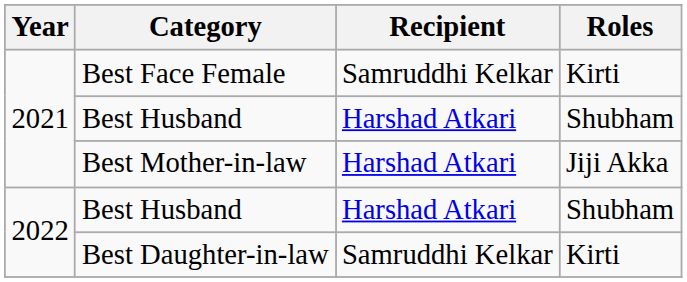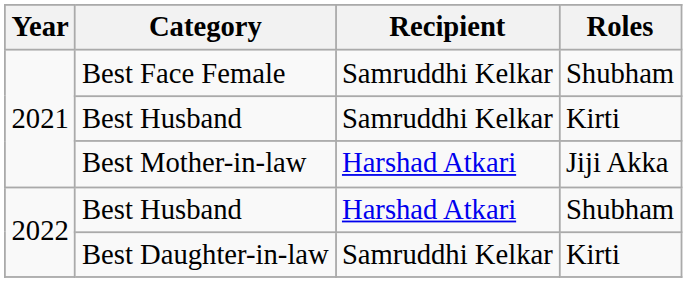(593, 72) Kirti -> (620, 72) Shubham
(429, 118) Harshad Atkari -> (447, 118) Samruddhi Kelkar
(620, 118) Shubham -> (593, 118) Kirti
